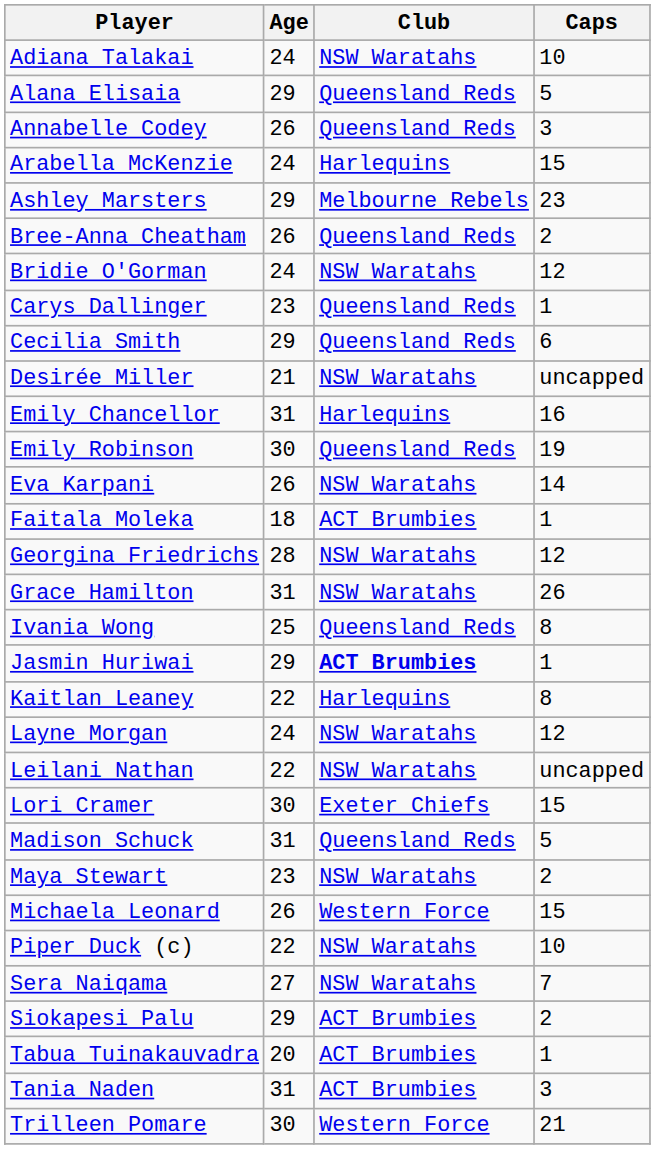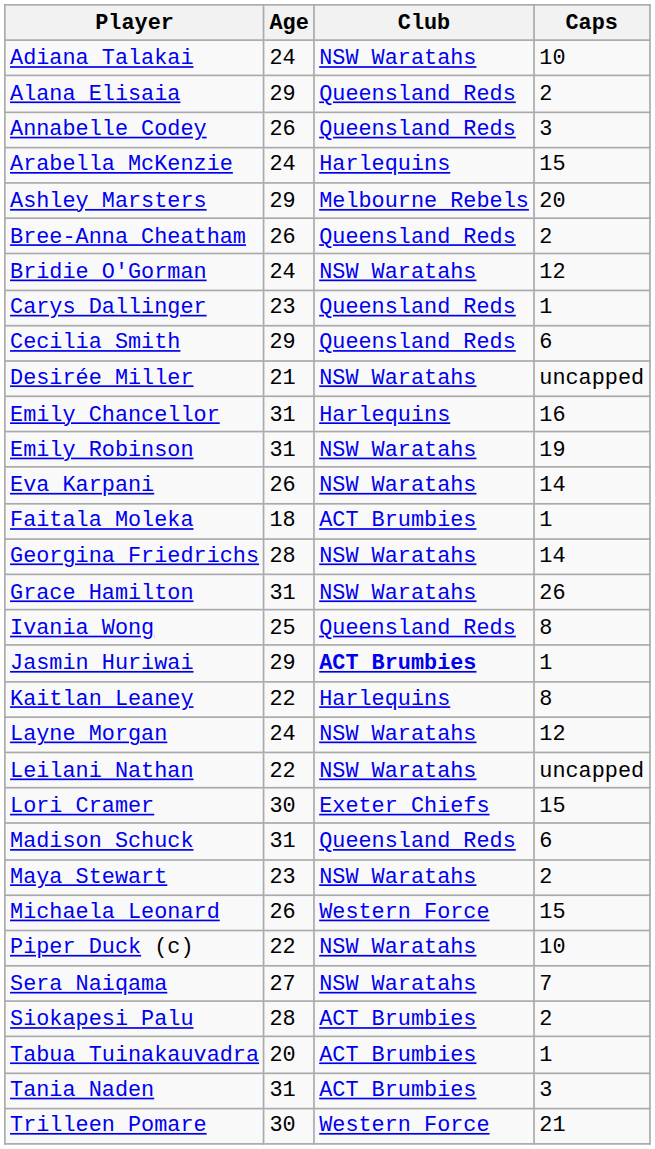(546, 94) 5 -> (546, 94) 2
(552, 201) 23 -> (552, 201) 20
(283, 450) 30 -> (283, 450) 31
(417, 450) Queensland Reds -> (398, 450) NSW Waratahs
(552, 557) 12 -> (552, 557) 14
(546, 841) 5 -> (546, 841) 6
(283, 1019) 29 -> (283, 1019) 28
